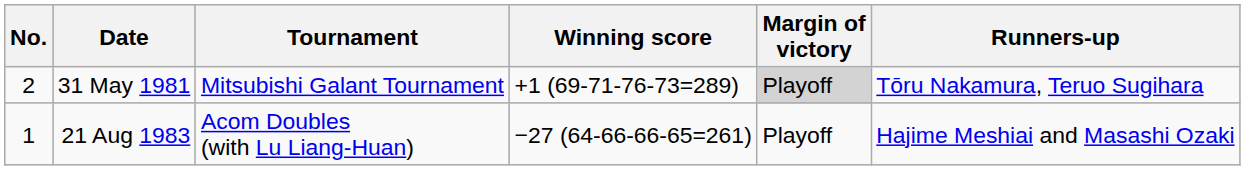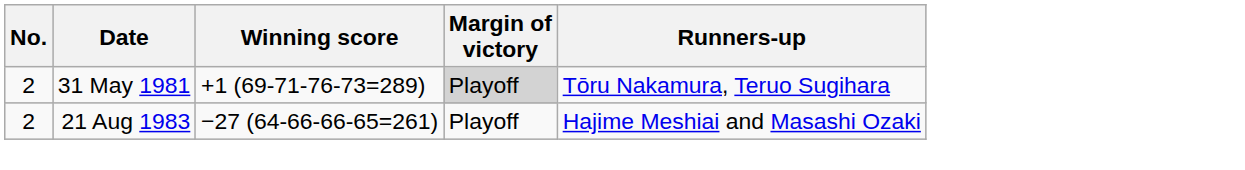- column: (352, 36)
(29, 134) 1 -> (29, 121) 2
